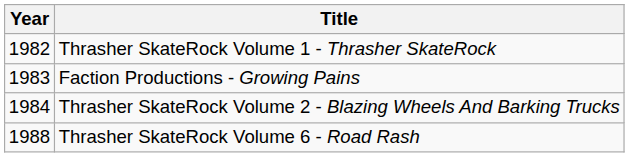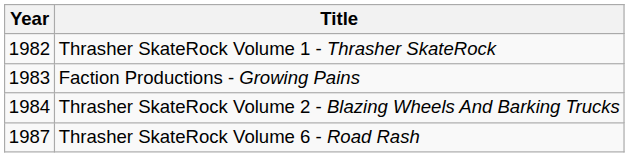(30, 136) 1988 -> (30, 136) 1987
